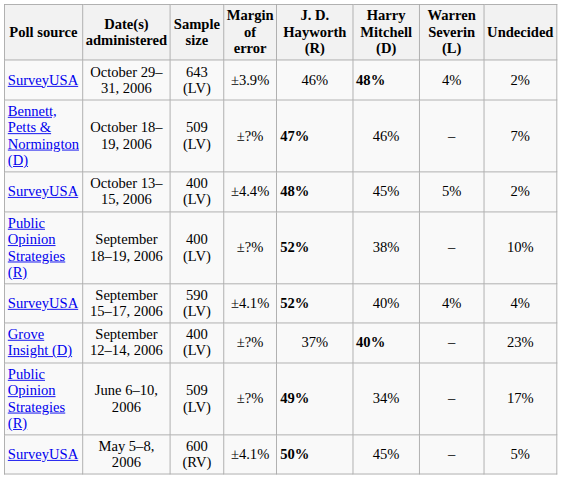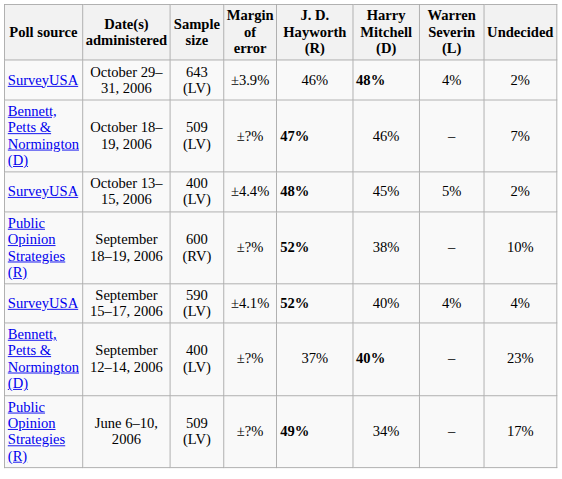(197, 247) 400 (LV) -> (197, 247) 600 (RV)
(40, 342) Grove Insight (D) -> (43, 359) Bennett, Petts & Normington (D)
- row: (126, 454)
